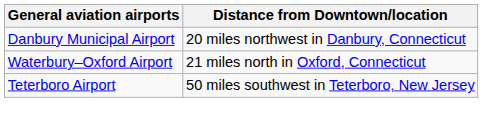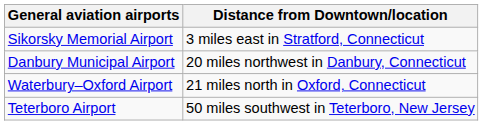+ row: (90, 39)
